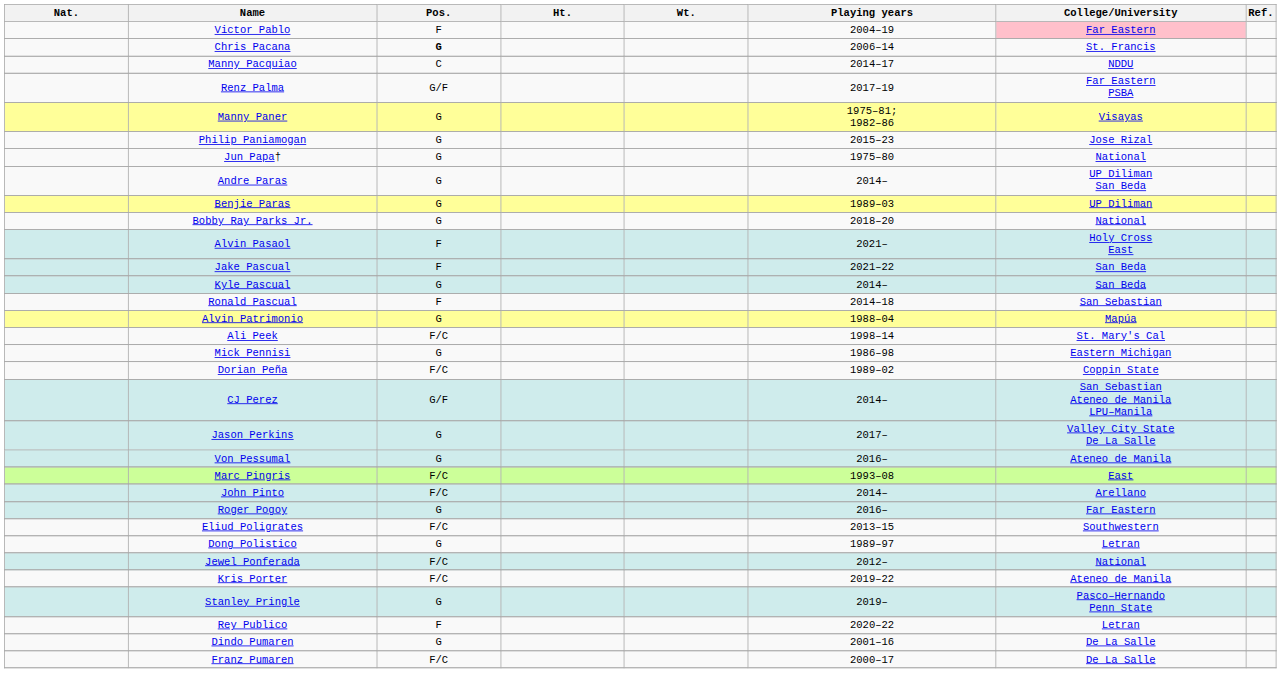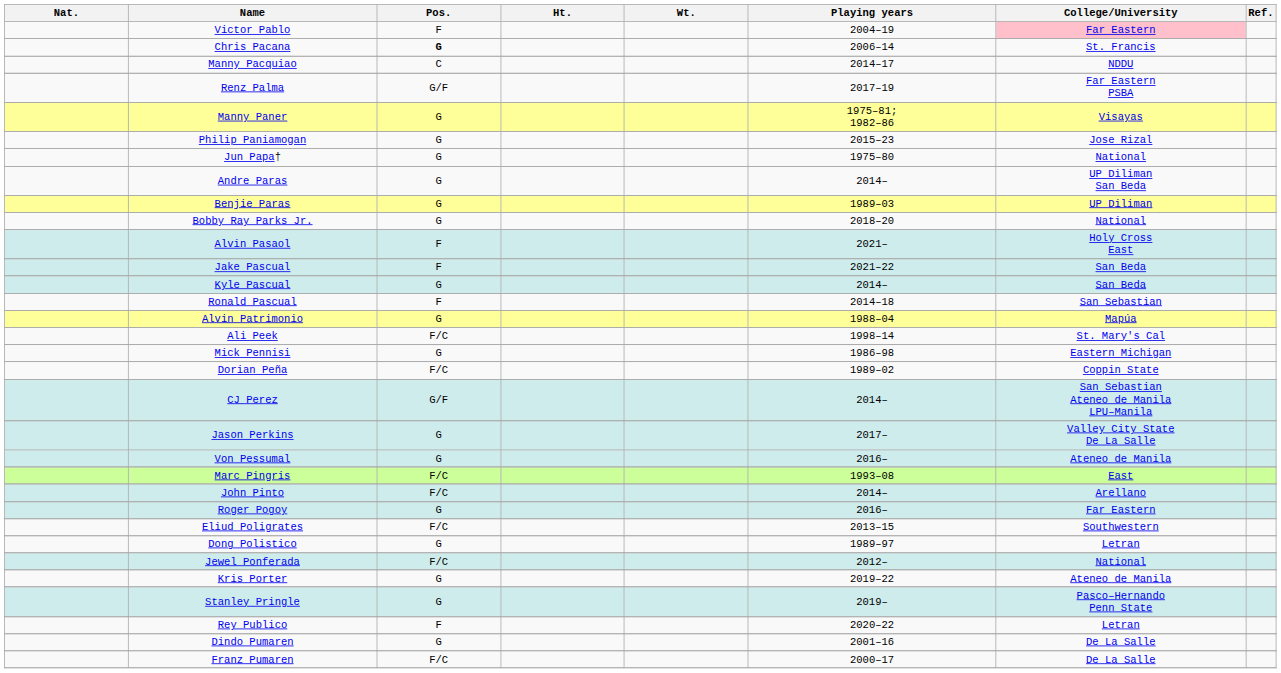(439, 579) F/C -> (439, 579) G
